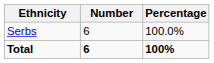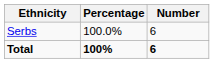columns swapped: (112, 13) <-> (176, 13)
